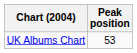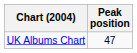(110, 40) 53 -> (110, 40) 47
